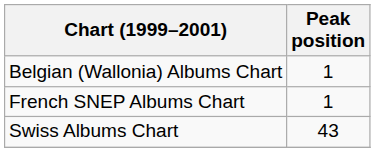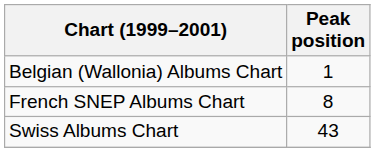(328, 101) 1 -> (328, 101) 8
